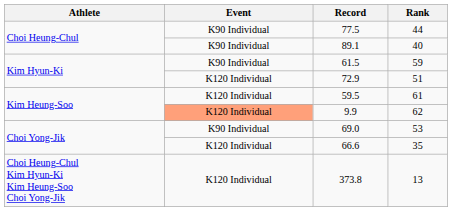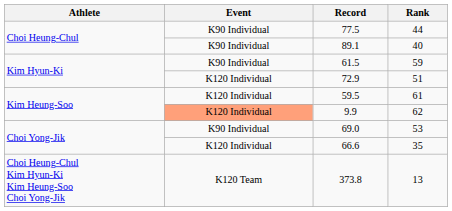(239, 180) K120 Individual -> (239, 180) K120 Team
